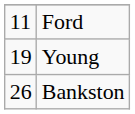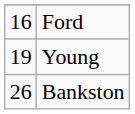(20, 21) 11 -> (21, 21) 16
